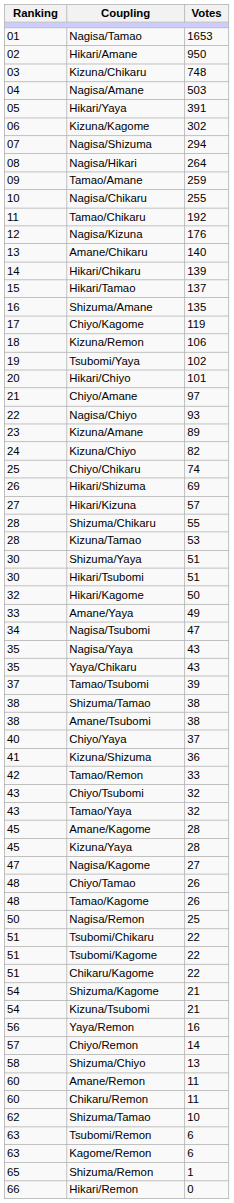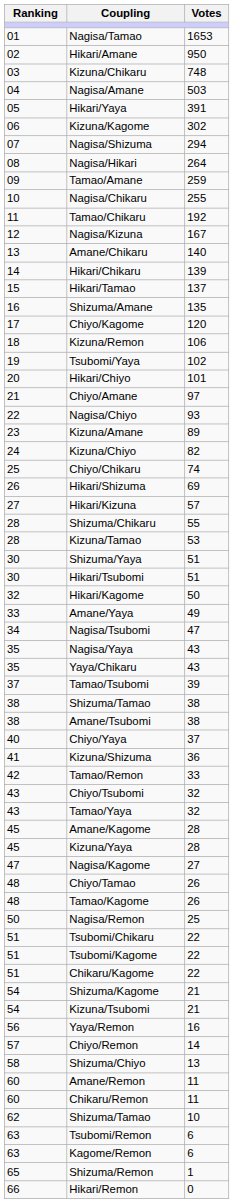(197, 234) 176 -> (197, 234) 167
(196, 325) 119 -> (197, 325) 120
